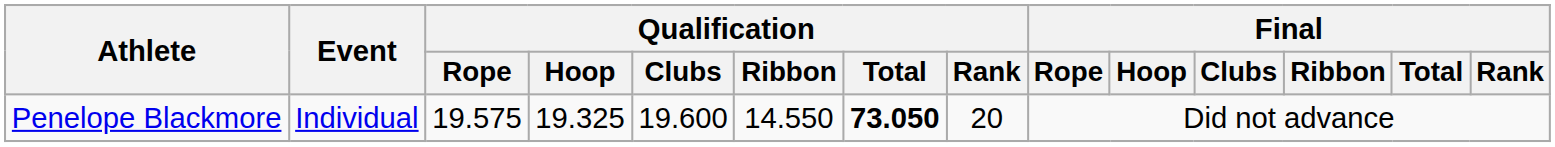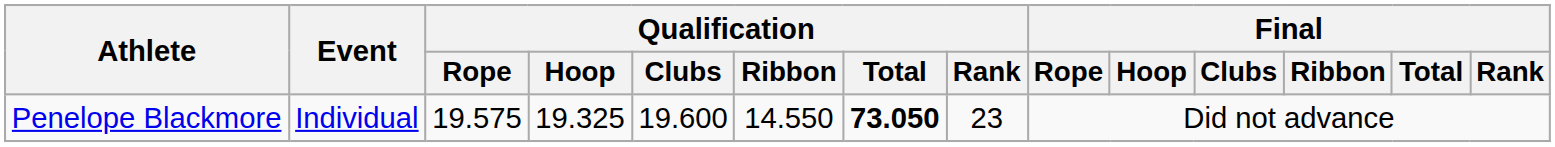(987, 118) 20 -> (987, 118) 23
